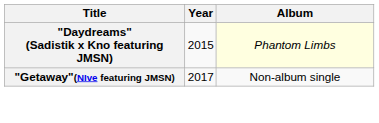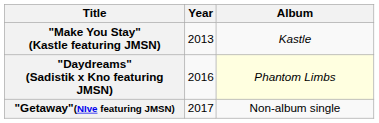+ row: (95, 38)
(201, 45) 2015 -> (201, 77) 2016
